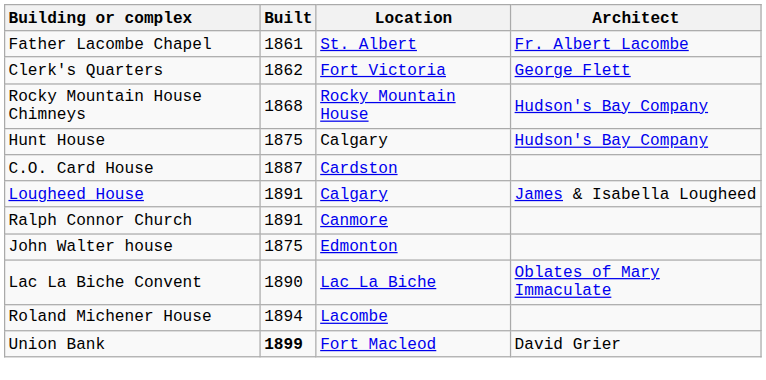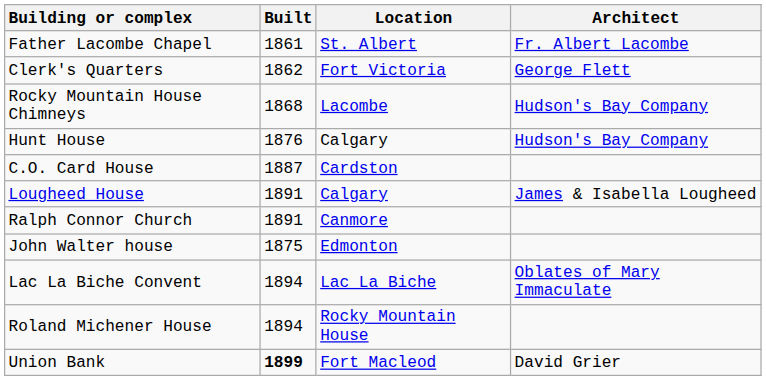(388, 106) Rocky Mountain House -> (354, 106) Lacombe
(283, 141) 1875 -> (283, 141) 1876
(283, 282) 1890 -> (283, 282) 1894
(354, 318) Lacombe -> (388, 327) Rocky Mountain House
